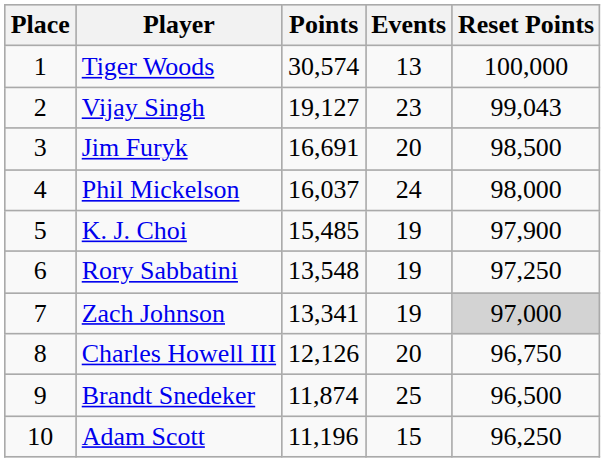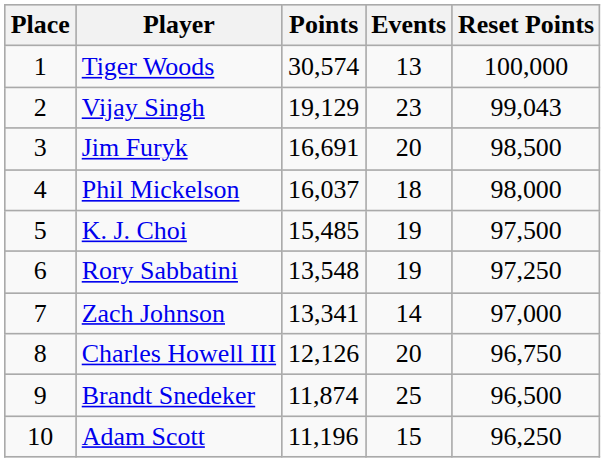(324, 107) 19,127 -> (324, 107) 19,129
(409, 189) 24 -> (409, 189) 18
(526, 230) 97,900 -> (526, 230) 97,500
(409, 312) 19 -> (409, 312) 14
(526, 312) lightgrey background -> (526, 312) no background
